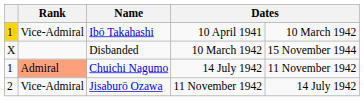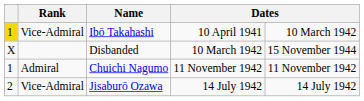(40, 68) lightsalmon background -> (40, 68) no background
(232, 68) 14 July 1942 -> (218, 68) 11 November 1942
(218, 86) 11 November 1942 -> (232, 86) 14 July 1942
